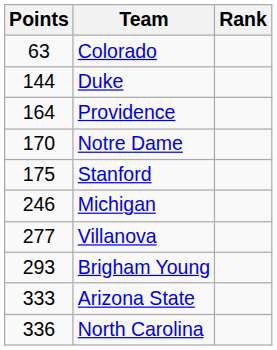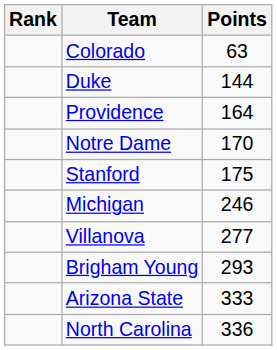columns swapped: (243, 19) <-> (39, 19)
